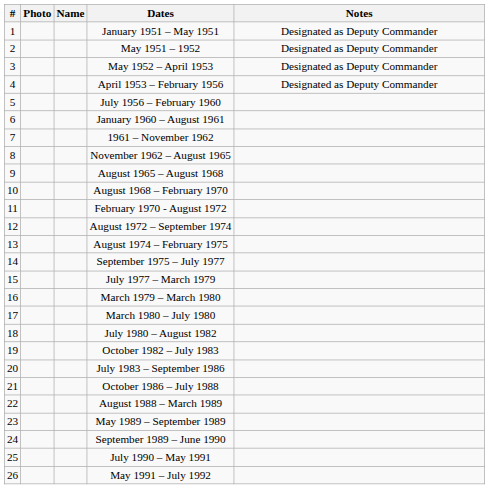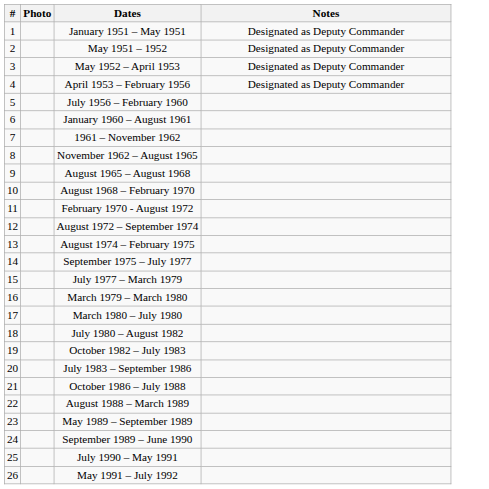- column: (70, 13)
